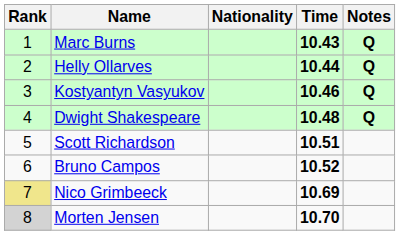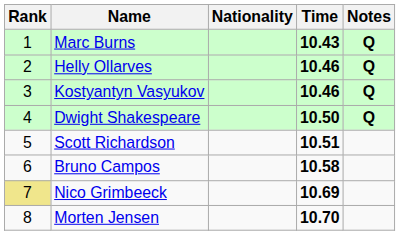(320, 67) 10.44 -> (320, 67) 10.46
(320, 117) 10.48 -> (320, 117) 10.50
(320, 167) 10.52 -> (320, 167) 10.58
(28, 218) lightgrey background -> (28, 218) no background
